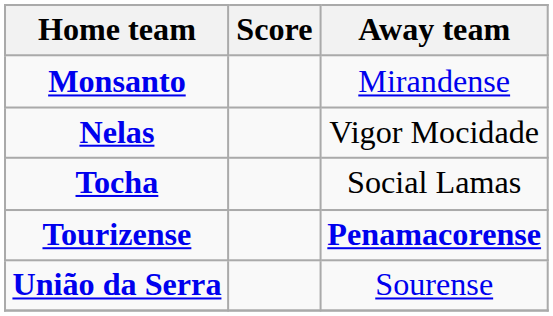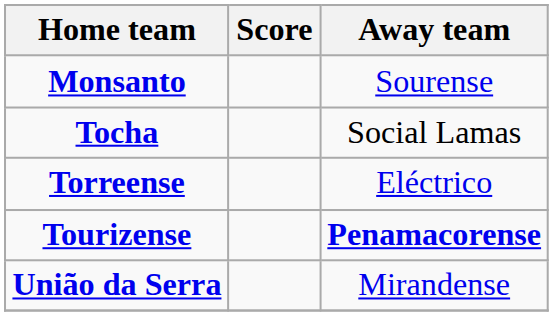(434, 81) Mirandense -> (434, 81) Sourense
- row: (117, 132)
+ row: (117, 183)
(434, 285) Sourense -> (434, 285) Mirandense
